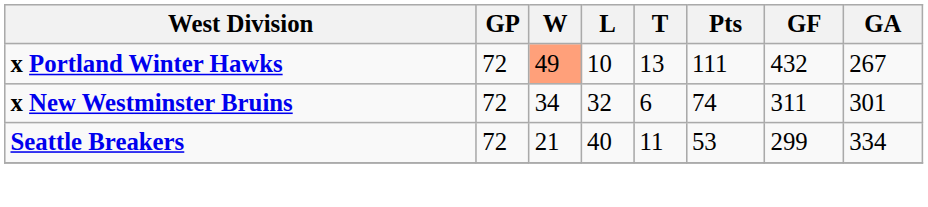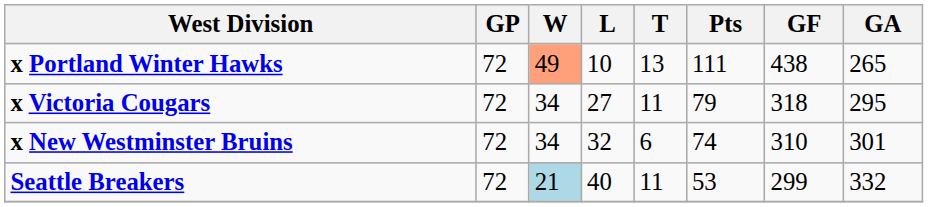(789, 63) 432 -> (789, 63) 438
(868, 63) 267 -> (868, 63) 265
+ row: (110, 102)
(789, 102) 311 -> (789, 142) 310
(547, 142) no background -> (547, 181) lightblue background
(868, 142) 334 -> (868, 181) 332
